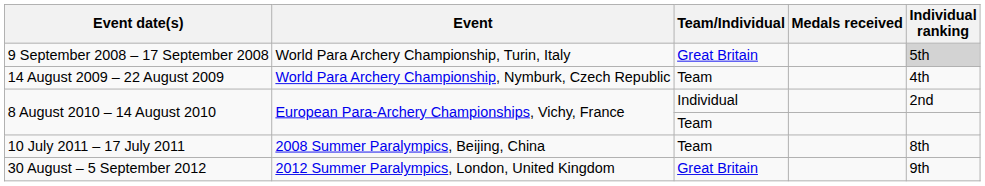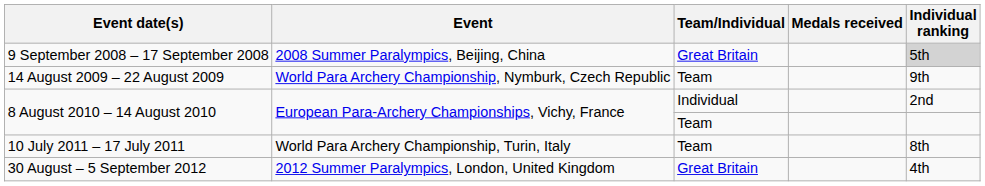(423, 54) World Para Archery Championship, Turin, Italy -> (410, 54) 2008 Summer Paralympics, Beijing, China
(919, 77) 4th -> (919, 77) 9th
(410, 146) 2008 Summer Paralympics, Beijing, China -> (423, 146) World Para Archery Championship, Turin, Italy
(919, 169) 9th -> (919, 169) 4th
